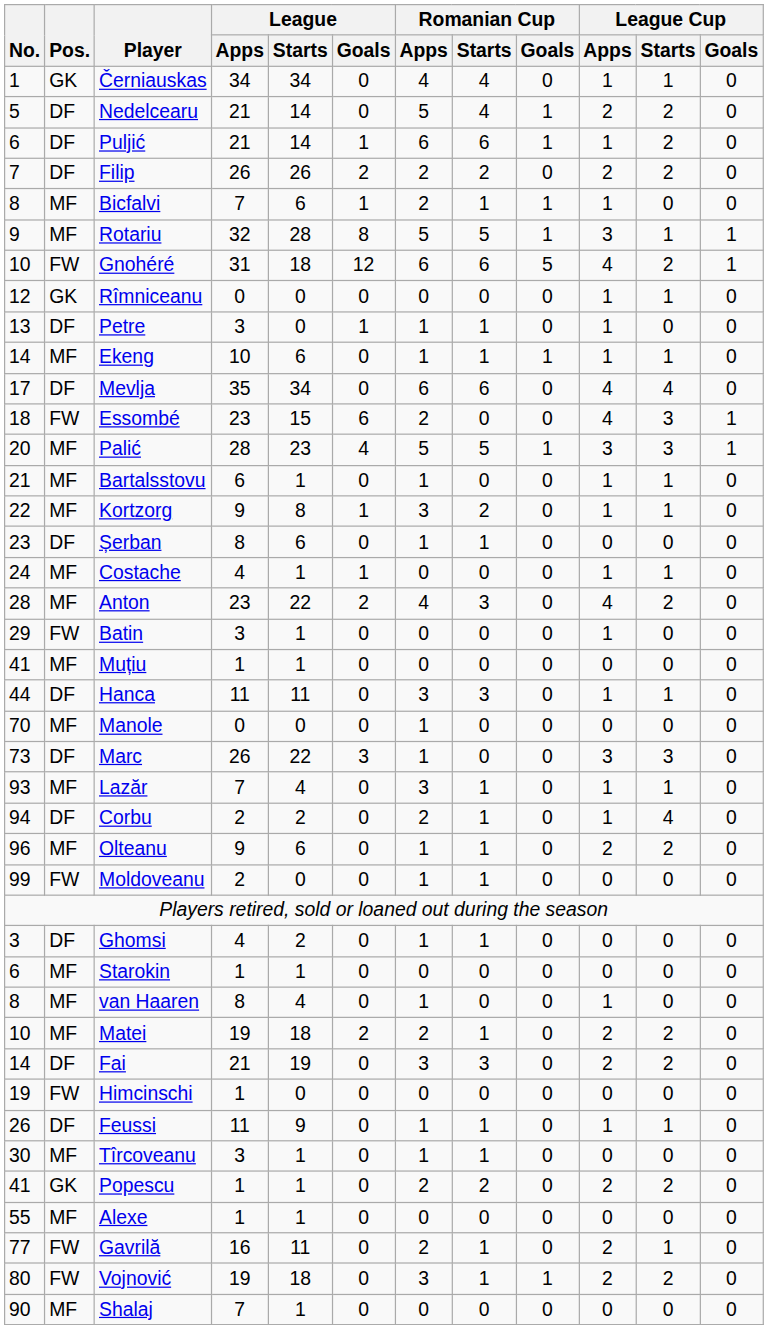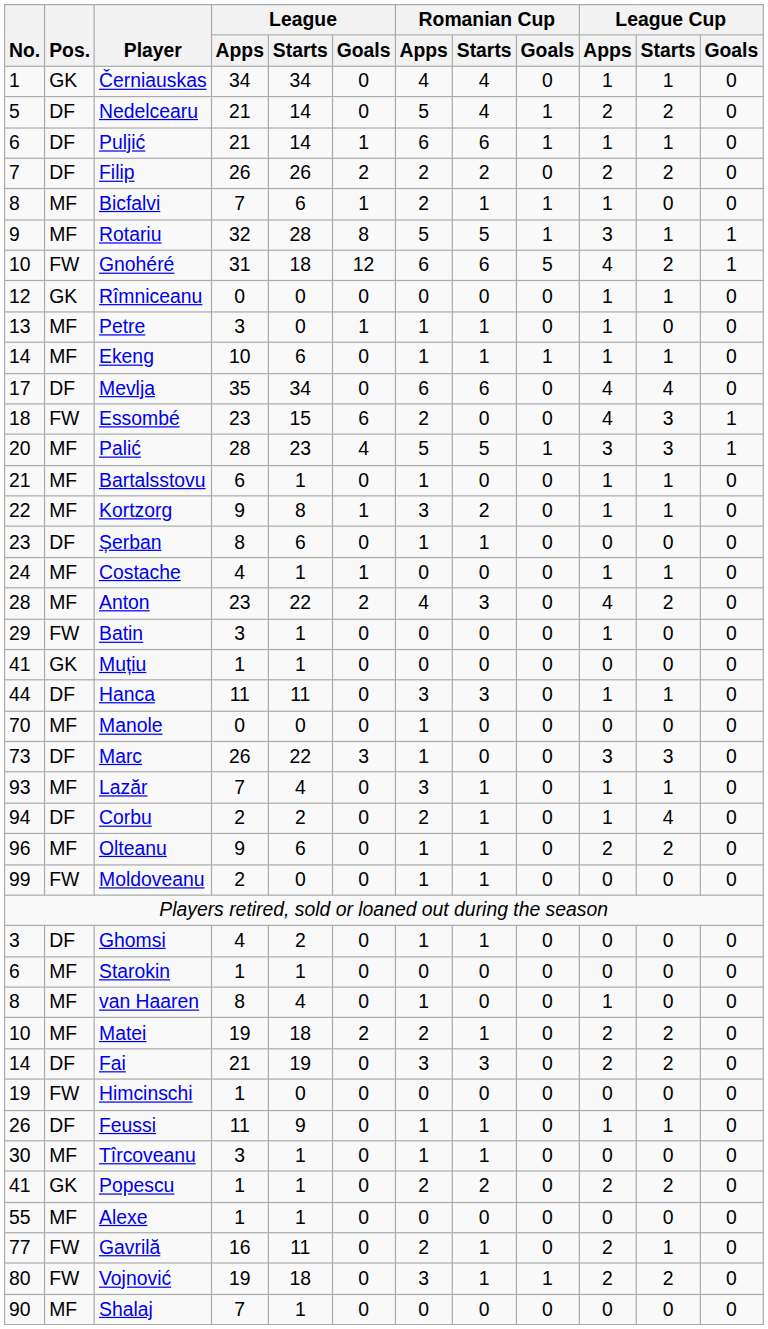(668, 142) 2 -> (668, 142) 1
(62, 326) DF -> (63, 326) MF
(63, 664) MF -> (63, 664) GK
